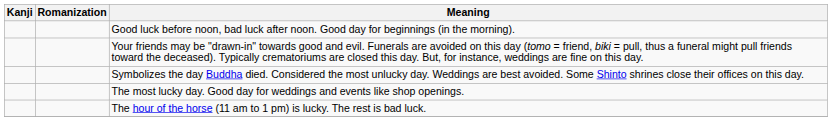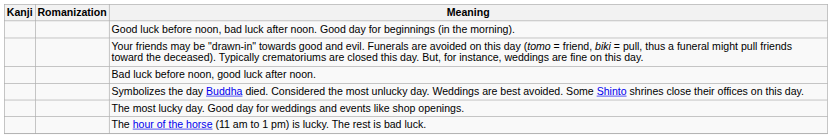+ row: (214, 74)
